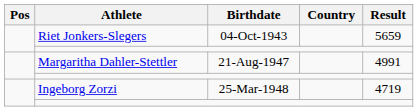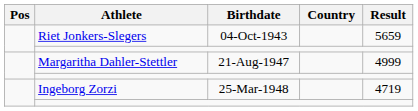(388, 62) 4991 -> (388, 62) 4999
